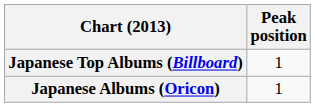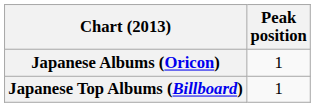rows swapped: (126, 62) <-> (126, 89)
